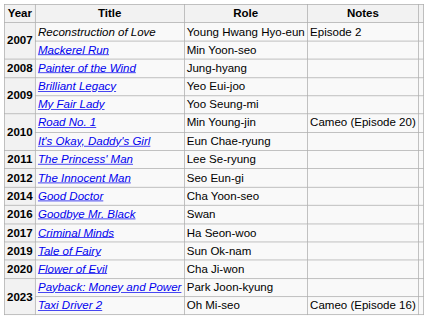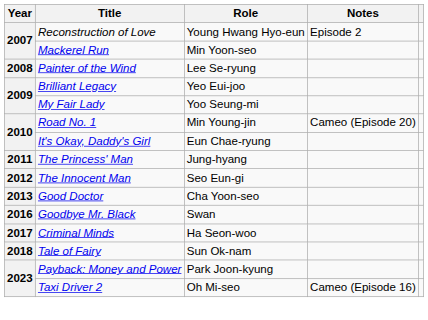(217, 68) Jung-hyang -> (221, 68) Lee Se-ryung
(221, 159) Lee Se-ryung -> (217, 159) Jung-hyang
(20, 196) 2014 -> (20, 196) 2013
(20, 251) 2019 -> (20, 251) 2018
- row: (73, 269)
